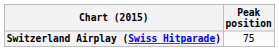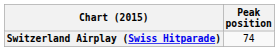(249, 39) 75 -> (249, 39) 74
